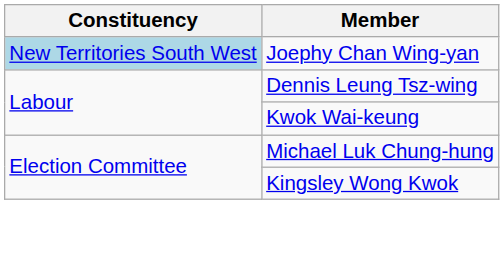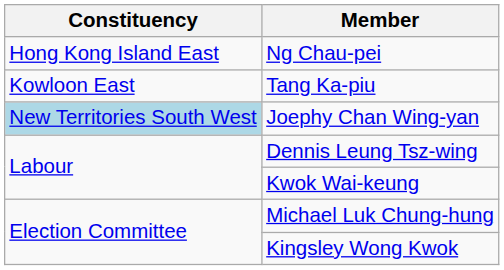+ row: (324, 53)
+ row: (321, 85)
